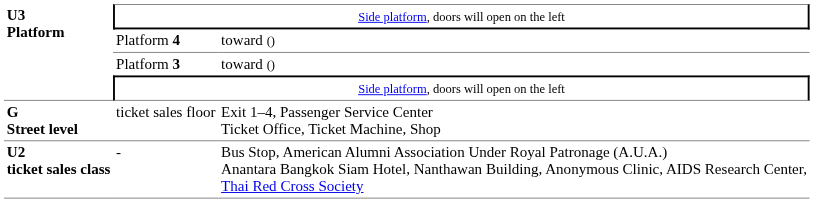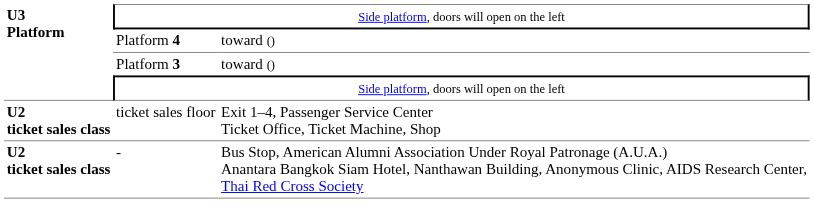(42, 120) G Street level -> (59, 120) U2 ticket sales class
